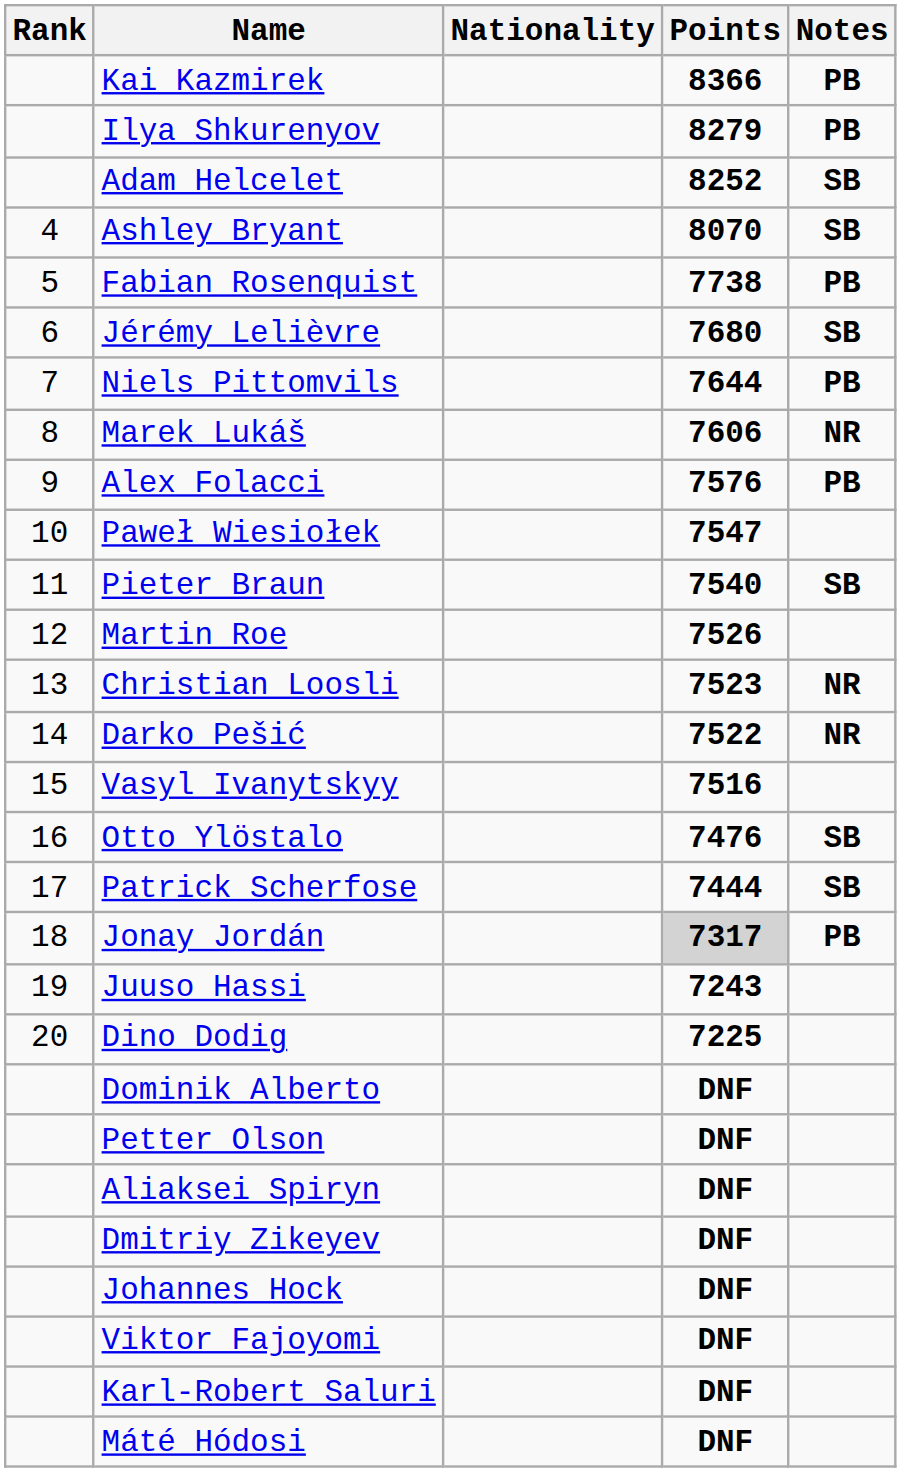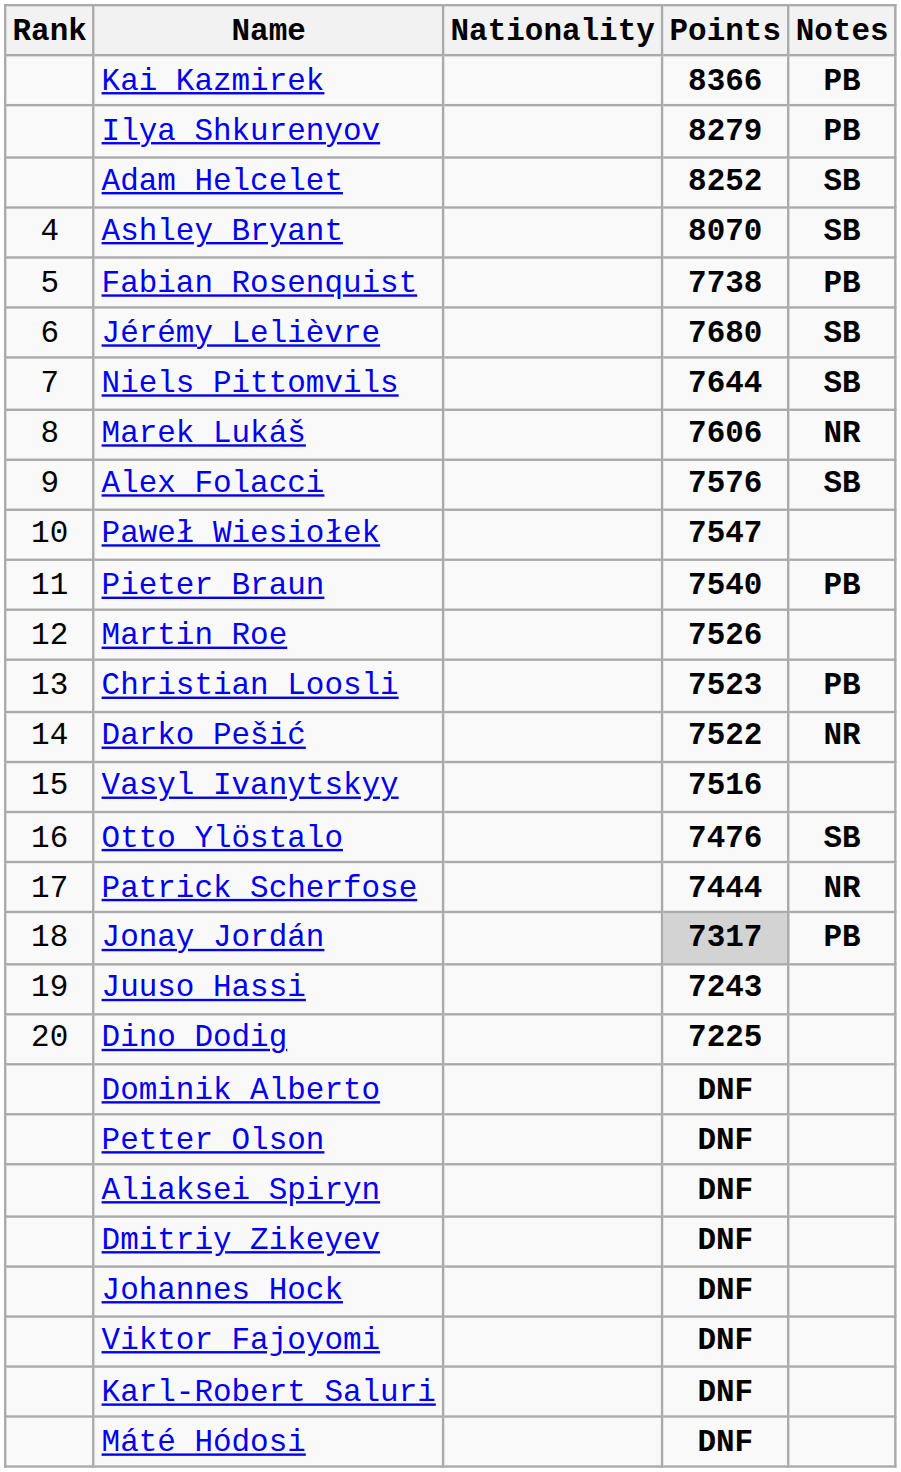(842, 383) PB -> (842, 383) SB
(842, 484) PB -> (842, 484) SB
(842, 585) SB -> (842, 585) PB
(842, 686) NR -> (842, 686) PB
(842, 888) SB -> (842, 888) NR
